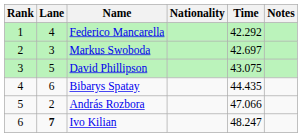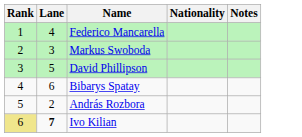- column: (246, 13)
(20, 123) no background -> (20, 123) khaki background
